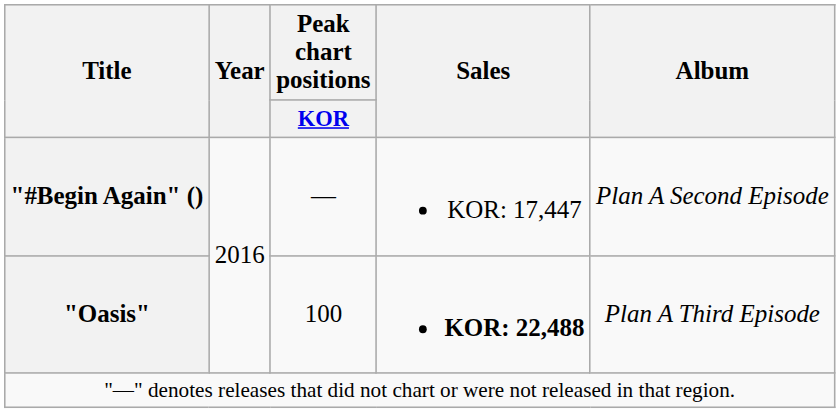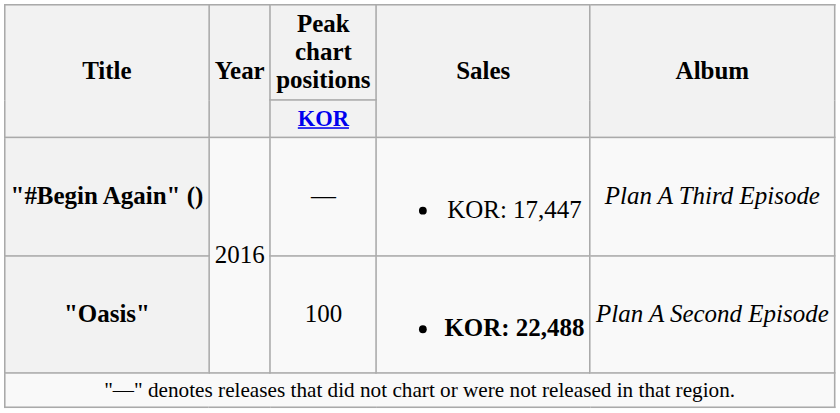(712, 196) Plan A Second Episode -> (712, 196) Plan A Third Episode
(712, 313) Plan A Third Episode -> (712, 313) Plan A Second Episode
